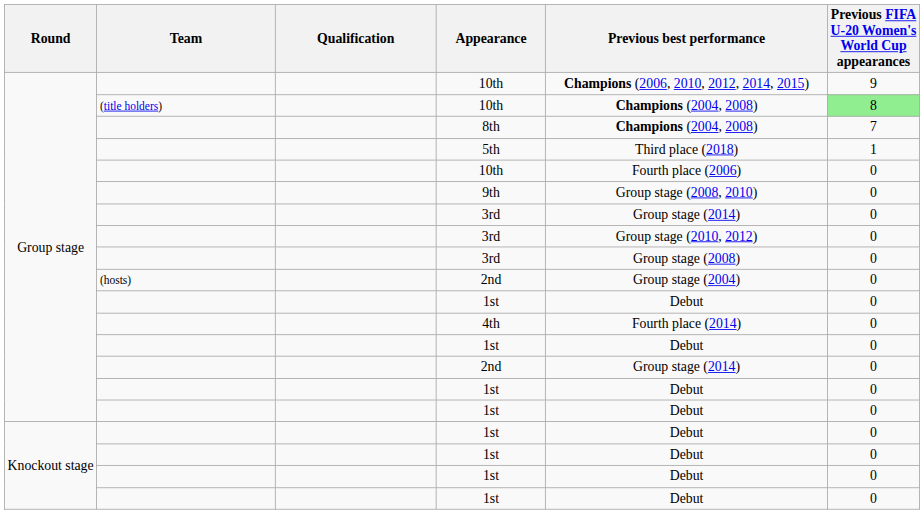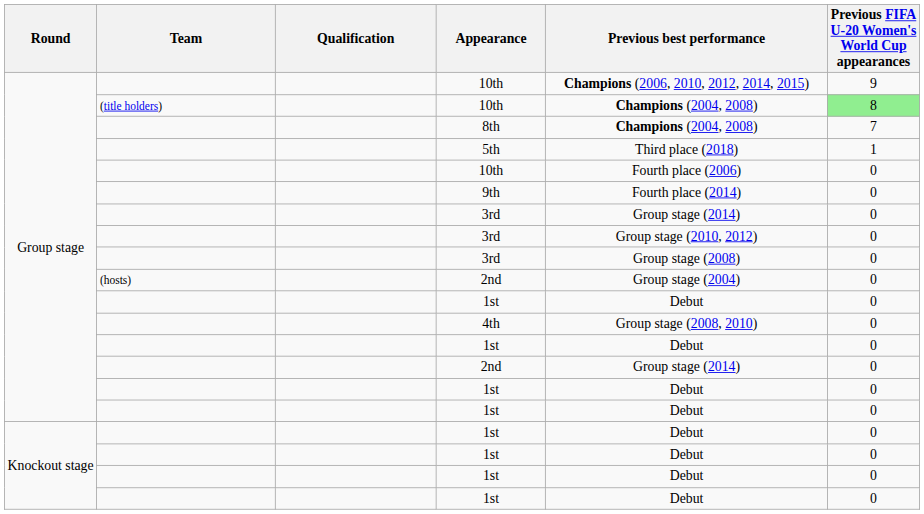(687, 192) Group stage (2008, 2010) -> (687, 192) Fourth place (2014)
(687, 323) Fourth place (2014) -> (687, 323) Group stage (2008, 2010)
